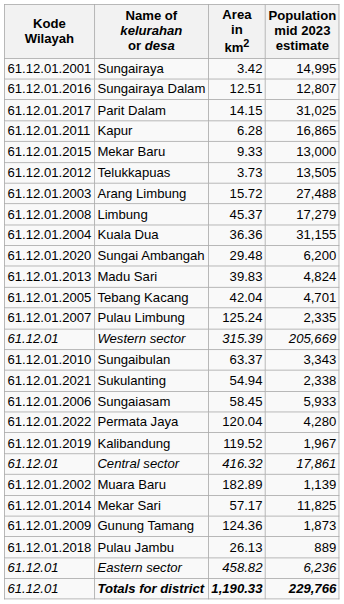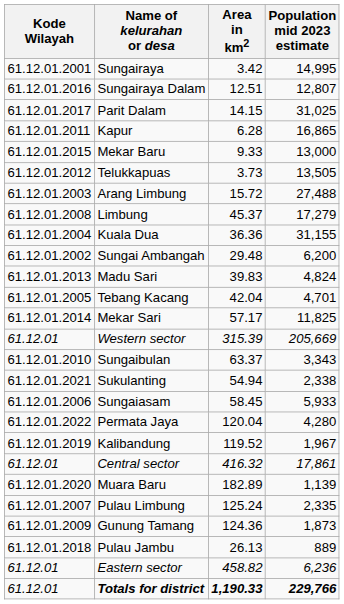(49, 256) 61.12.01.2020 -> (49, 256) 61.12.01.2002
rows swapped: (129, 505) <-> (141, 318)
(49, 484) 61.12.01.2002 -> (49, 484) 61.12.01.2020
